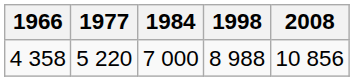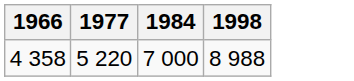- column: (310, 22)
